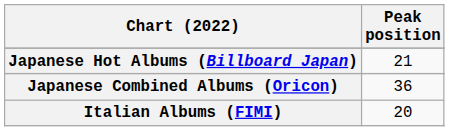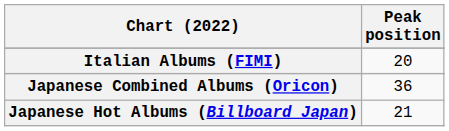rows swapped: (183, 112) <-> (183, 61)
